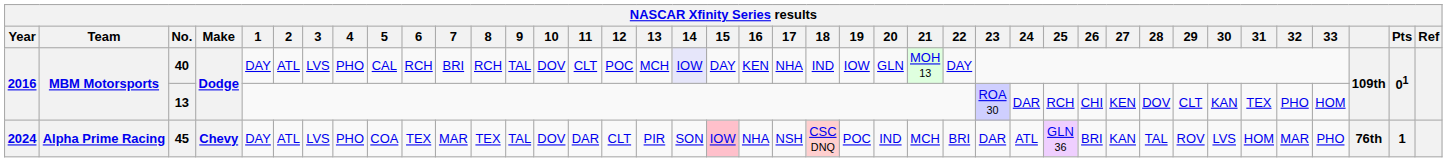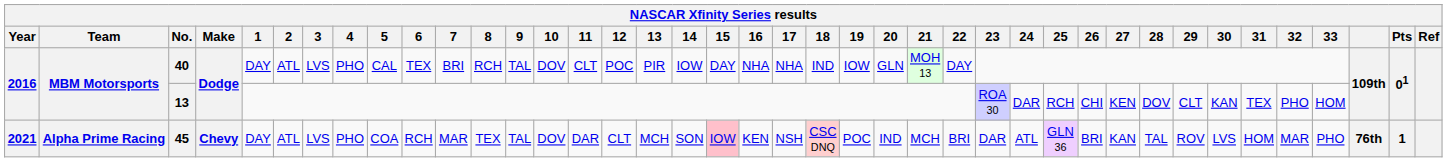(419, 66) RCH -> (419, 66) TEX
(654, 66) MCH -> (654, 66) PIR
(689, 66) lavender background -> (689, 66) no background
(756, 66) KEN -> (756, 66) NHA
(22, 138) 2024 -> (22, 138) 2021
(419, 138) TEX -> (419, 138) RCH
(654, 138) PIR -> (654, 138) MCH
(756, 138) NHA -> (756, 138) KEN
